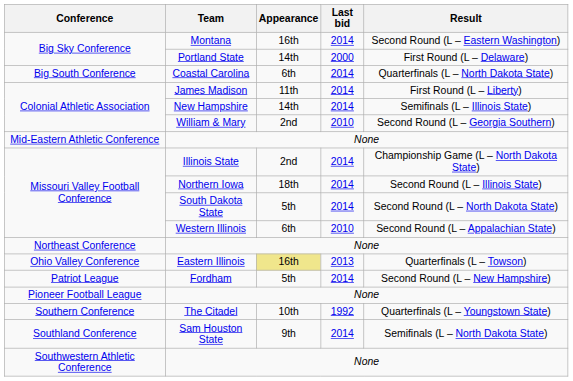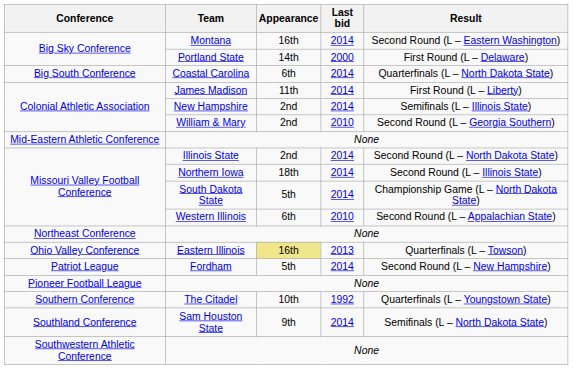(289, 106) 14th -> (289, 106) 2nd
(466, 162) Championship Game (L – North Dakota State) -> (466, 156) Second Round (L – North Dakota State)
(466, 206) Second Round (L – North Dakota State) -> (466, 195) Championship Game (L – North Dakota State)
